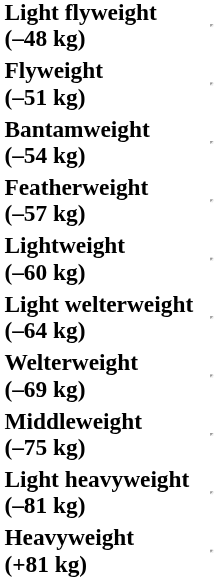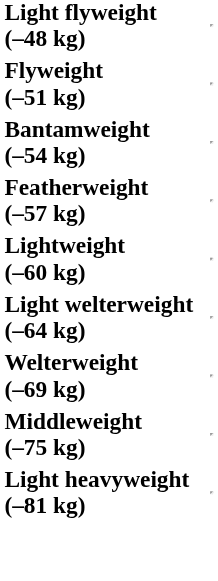- row: (69, 551)
